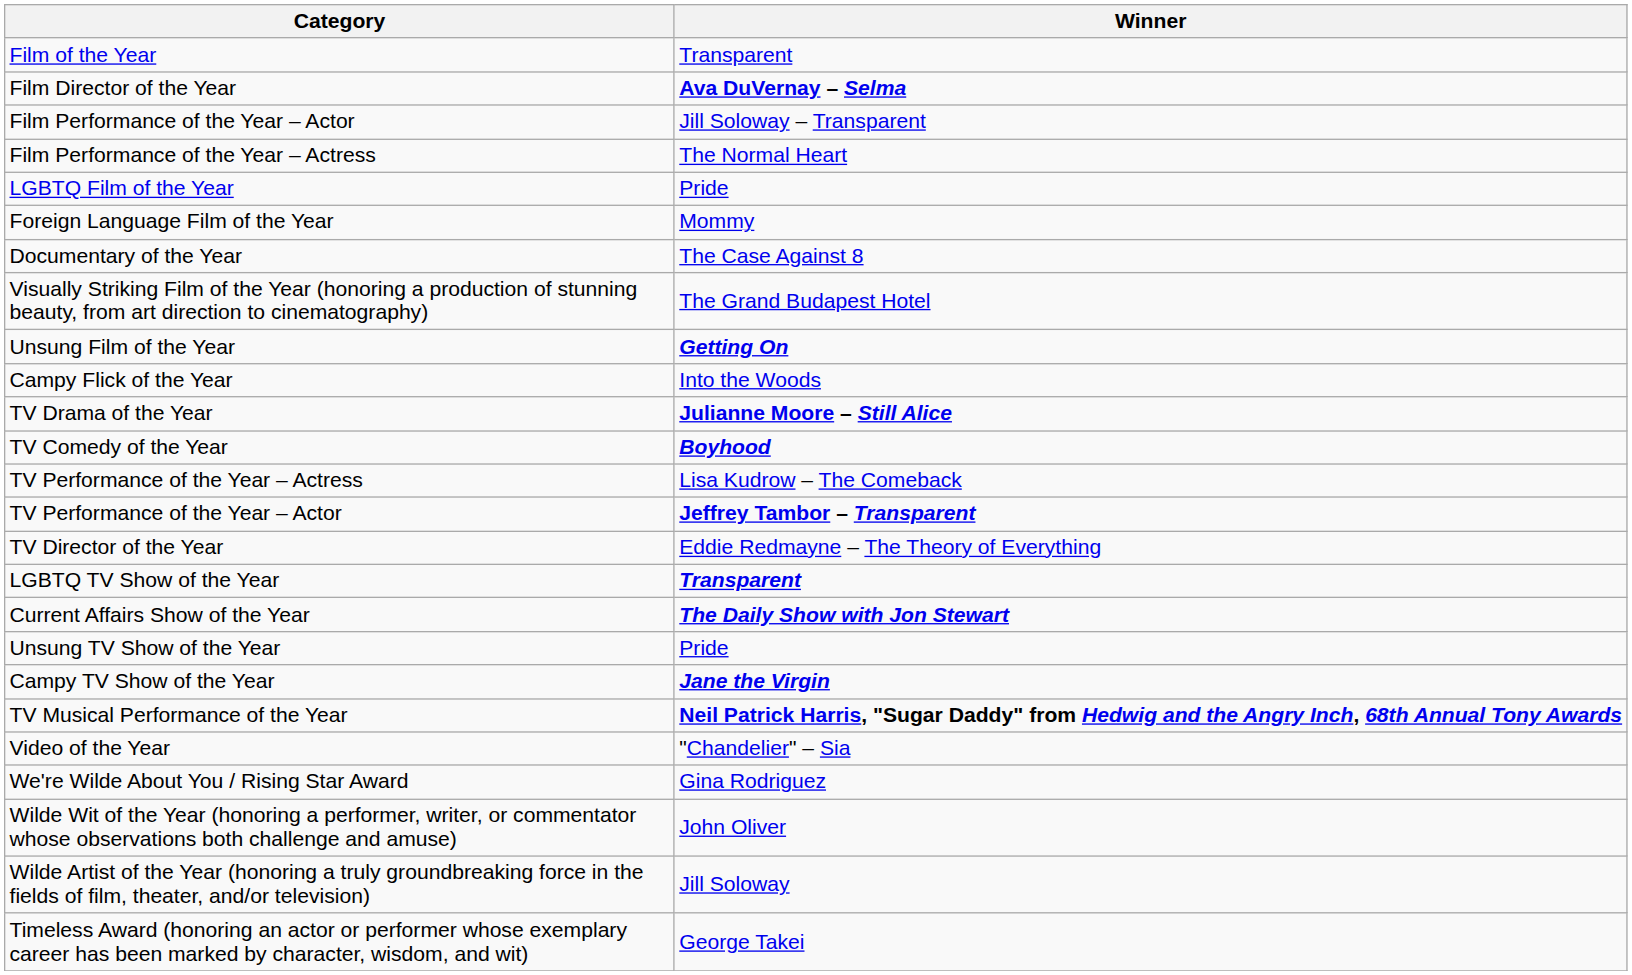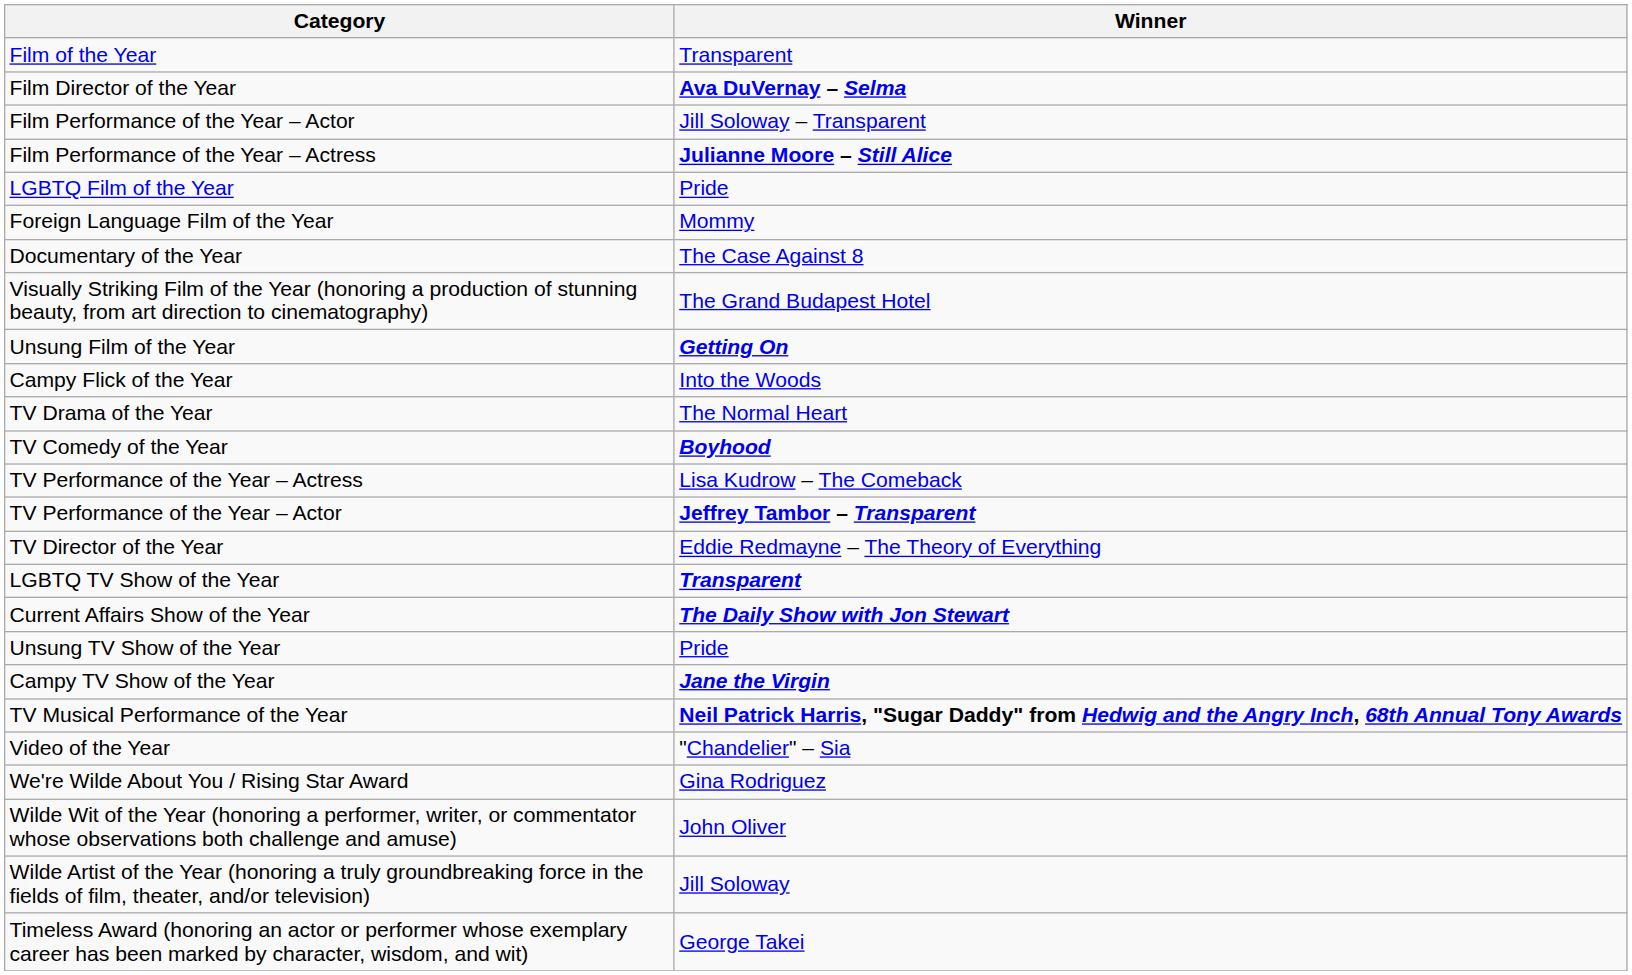(763, 155) The Normal Heart -> (816, 155) Julianne Moore – Still Alice
(816, 413) Julianne Moore – Still Alice -> (763, 413) The Normal Heart
